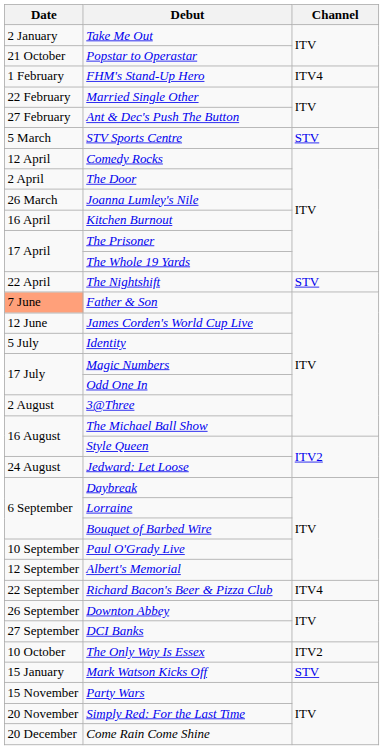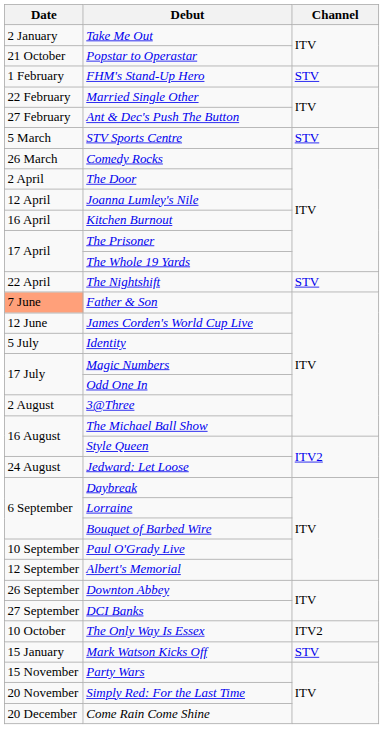(309, 76) ITV4 -> (307, 76) STV
(29, 158) 12 April -> (32, 158) 26 March
(32, 199) 26 March -> (29, 199) 12 April
- row: (179, 590)
